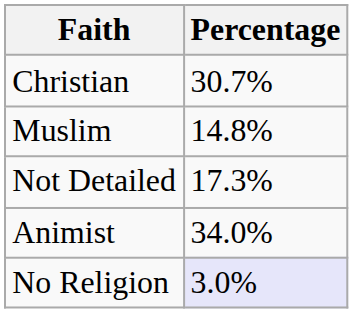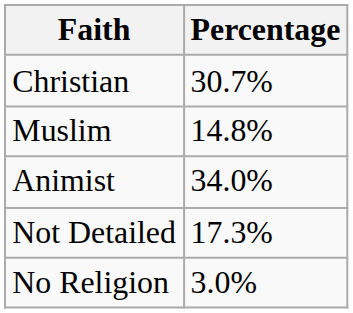rows swapped: (64, 231) <-> (94, 181)
(224, 282) lavender background -> (224, 282) no background
